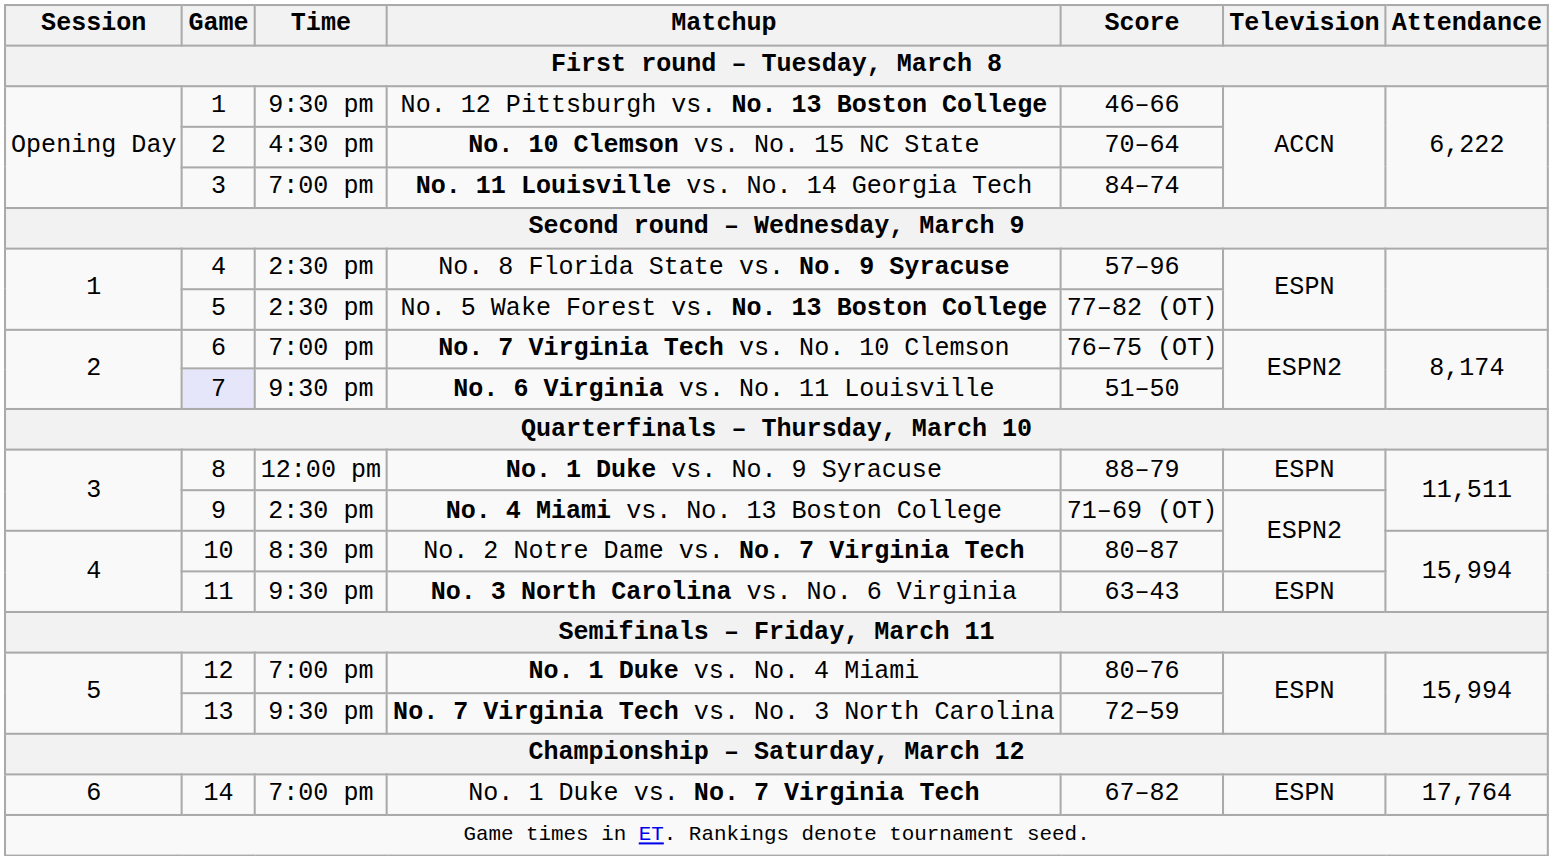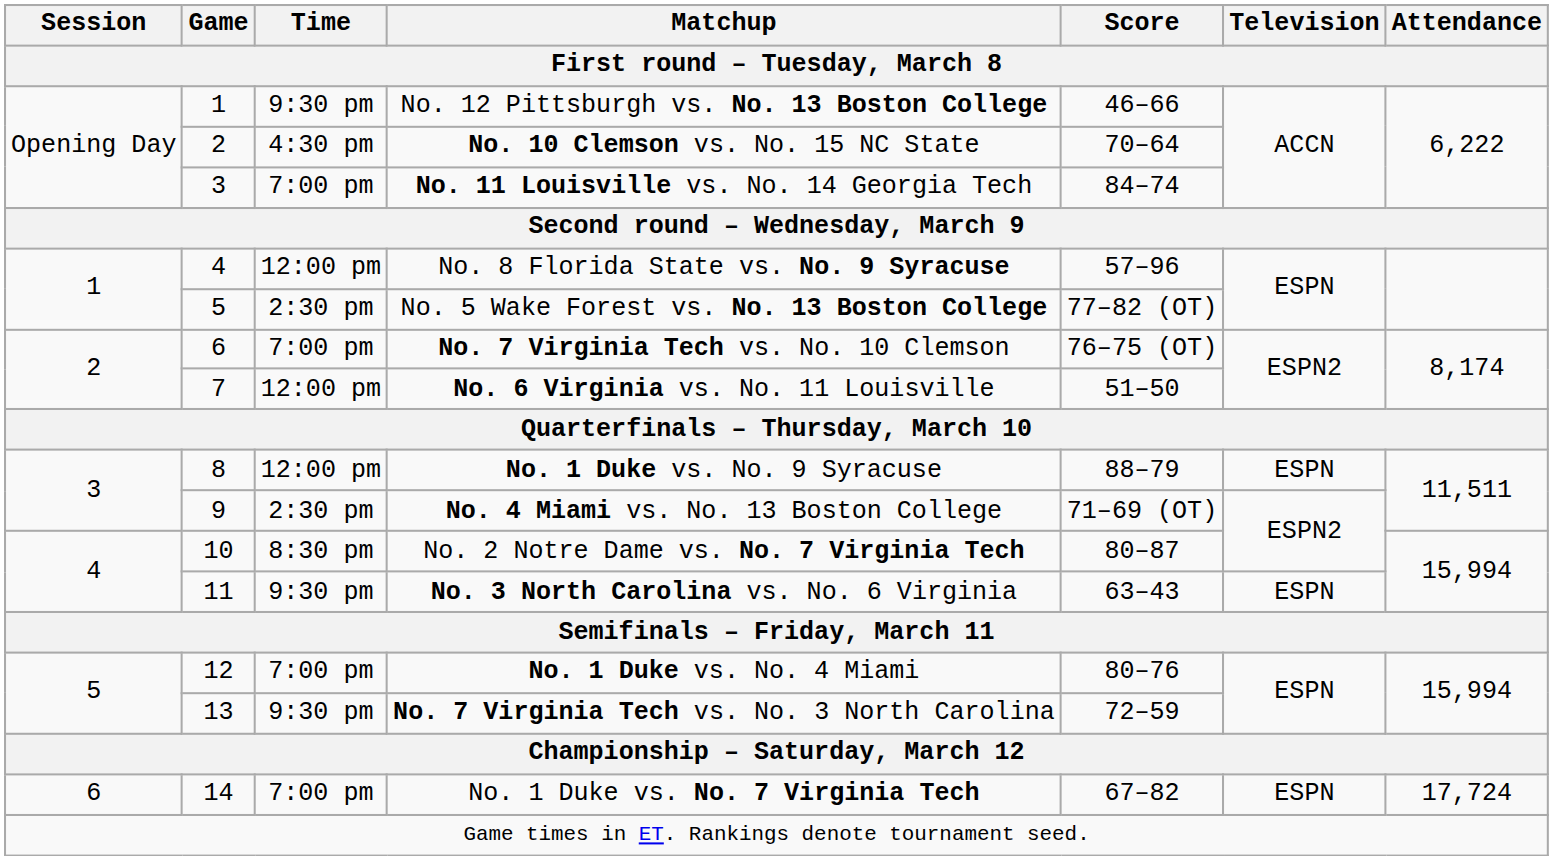(321, 268) 2:30 pm -> (321, 268) 12:00 pm
(219, 390) lavender background -> (219, 390) no background
(321, 390) 9:30 pm -> (321, 390) 12:00 pm
(1467, 795) 17,764 -> (1467, 795) 17,724
